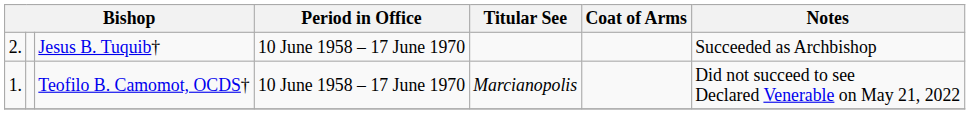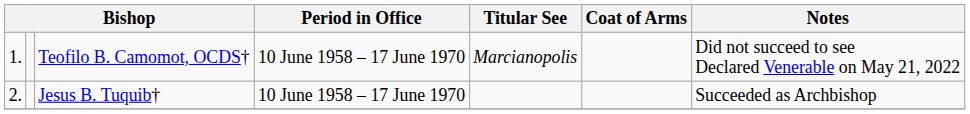rows swapped: (144, 84) <-> (99, 46)
